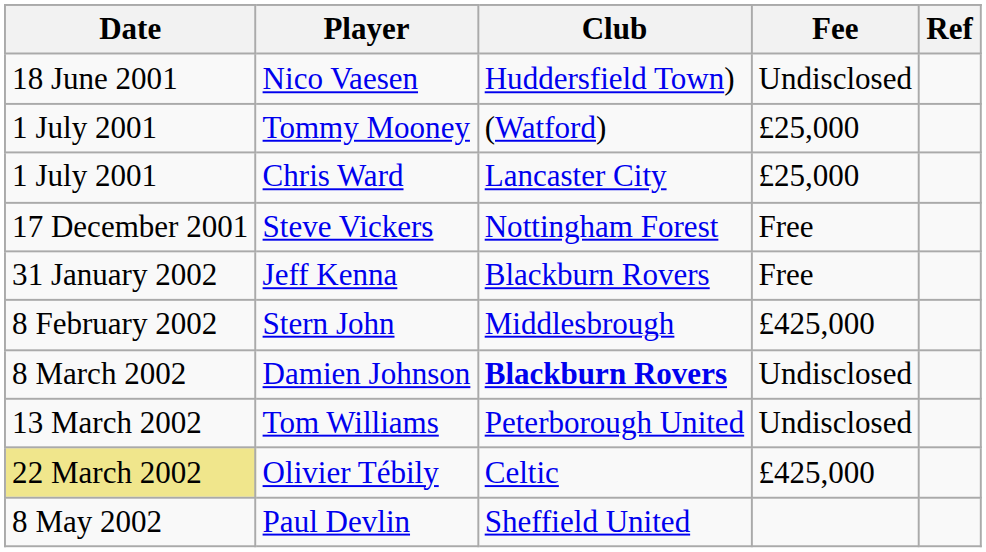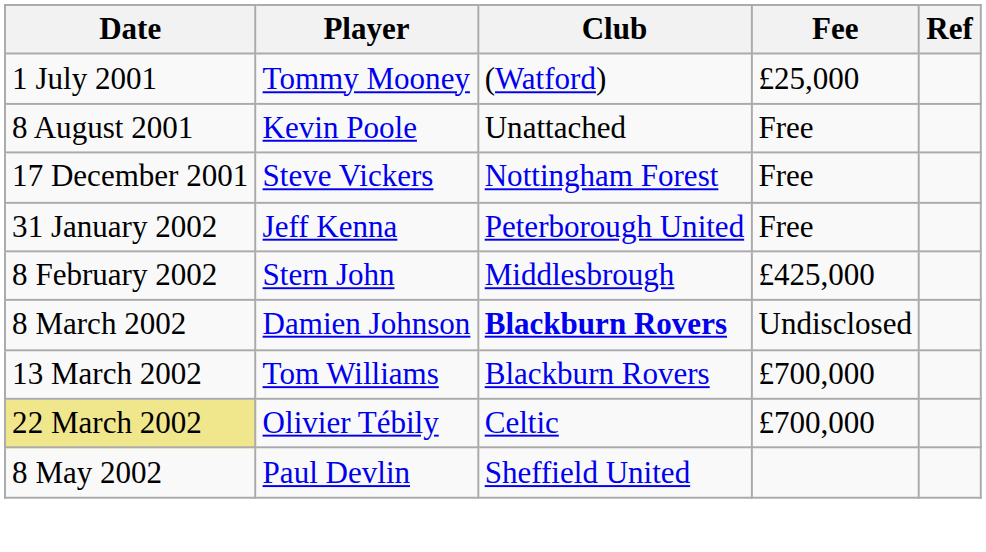- row: (340, 78)
- row: (333, 176)
+ row: (340, 127)
(597, 275) Blackburn Rovers -> (614, 226) Peterborough United
(614, 422) Peterborough United -> (597, 373) Blackburn Rovers
(835, 422) Undisclosed -> (817, 373) £700,000
(817, 472) £425,000 -> (817, 422) £700,000
